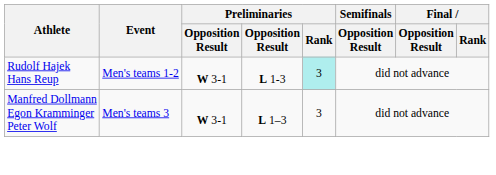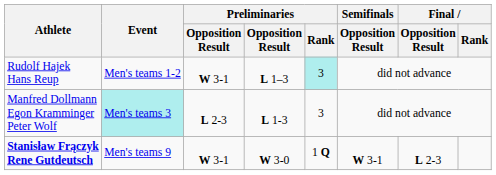(272, 80) L 1-3 -> (274, 80) L 1–3
(136, 113) no background -> (138, 113) paleturquoise background
(212, 120) W 3-1 -> (214, 120) L 2-3
(272, 120) L 1–3 -> (274, 120) L 1-3
+ row: (53, 153)
